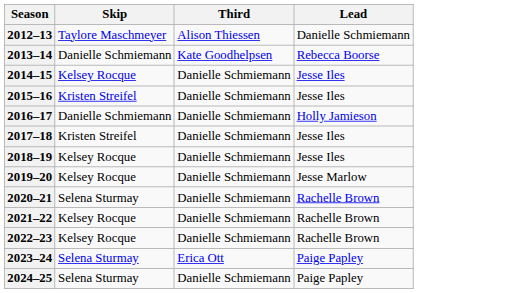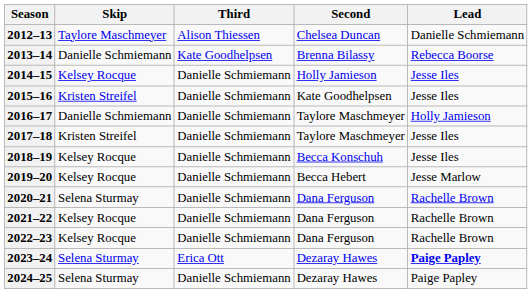+ column: (351, 14)
(330, 258) normal -> (446, 258) bold
